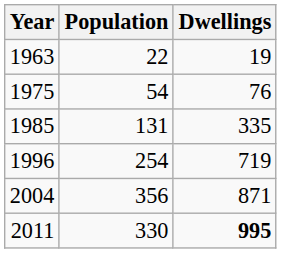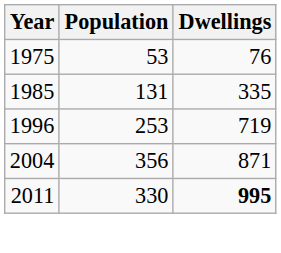- row: (32, 56)
(157, 91) 54 -> (157, 56) 53
(152, 160) 254 -> (152, 126) 253
